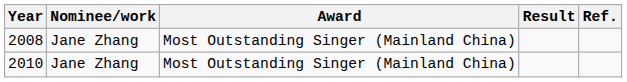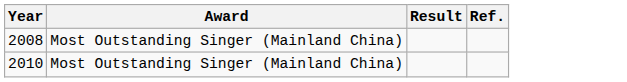- column: (103, 17)
